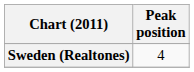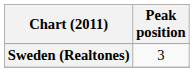(161, 55) 4 -> (161, 55) 3
